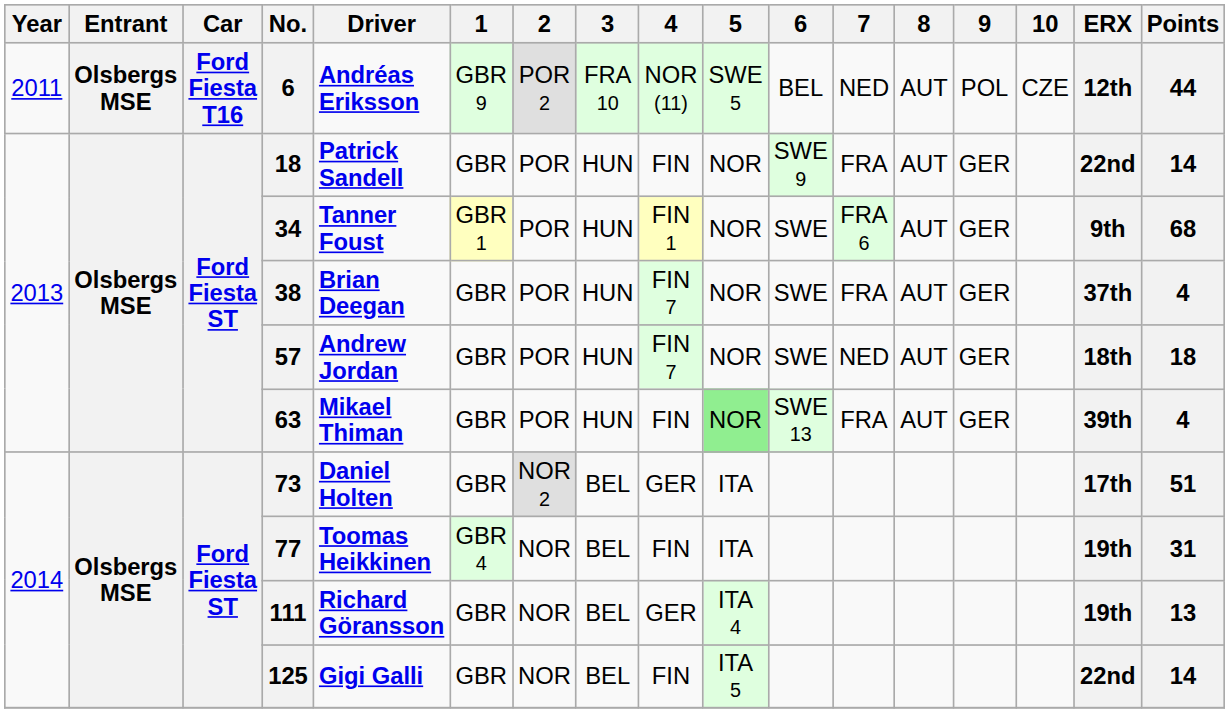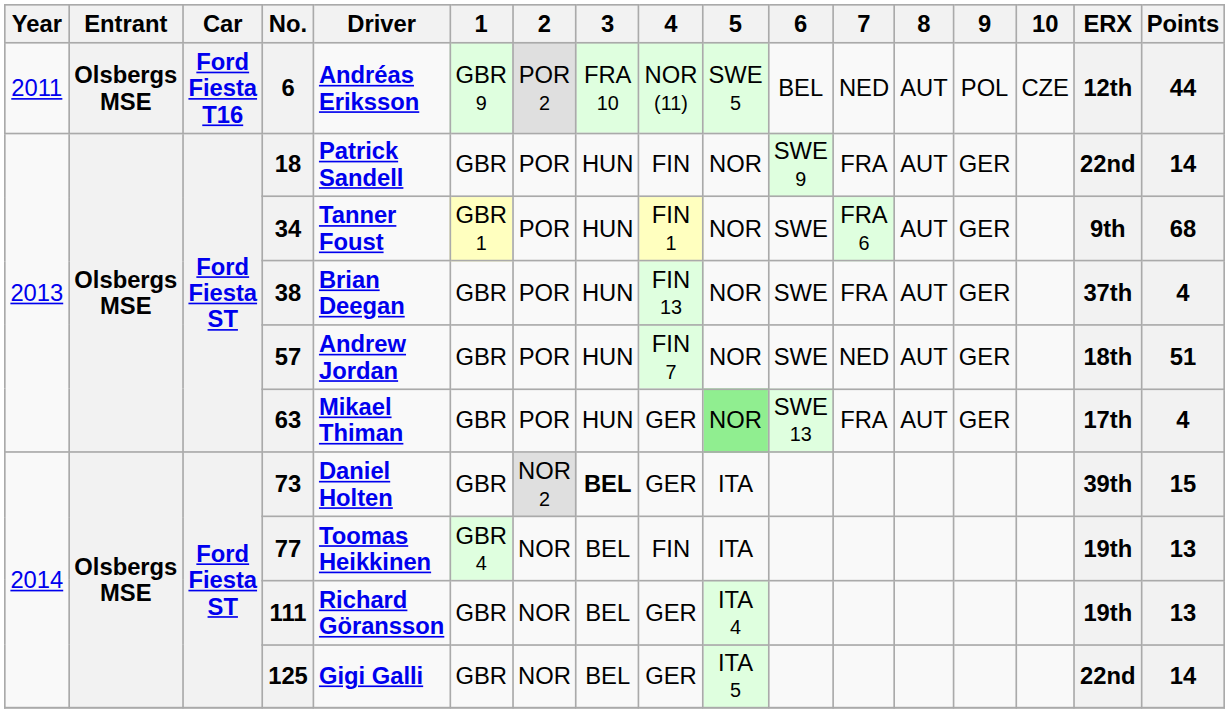(671, 293) FIN 7 -> (671, 293) FIN 13
(1183, 357) 18 -> (1183, 357) 51
(671, 421) FIN -> (671, 421) GER
(1108, 421) 39th -> (1108, 421) 17th
(608, 485) normal -> (608, 485) bold
(1108, 485) 17th -> (1108, 485) 39th
(1183, 485) 51 -> (1183, 485) 15
(1183, 549) 31 -> (1183, 549) 13
(671, 677) FIN -> (671, 677) GER
